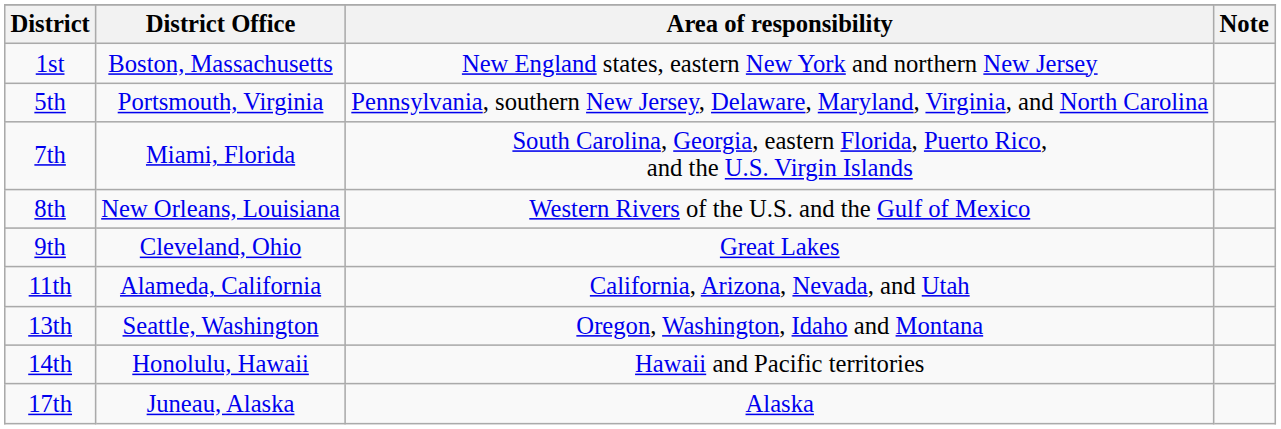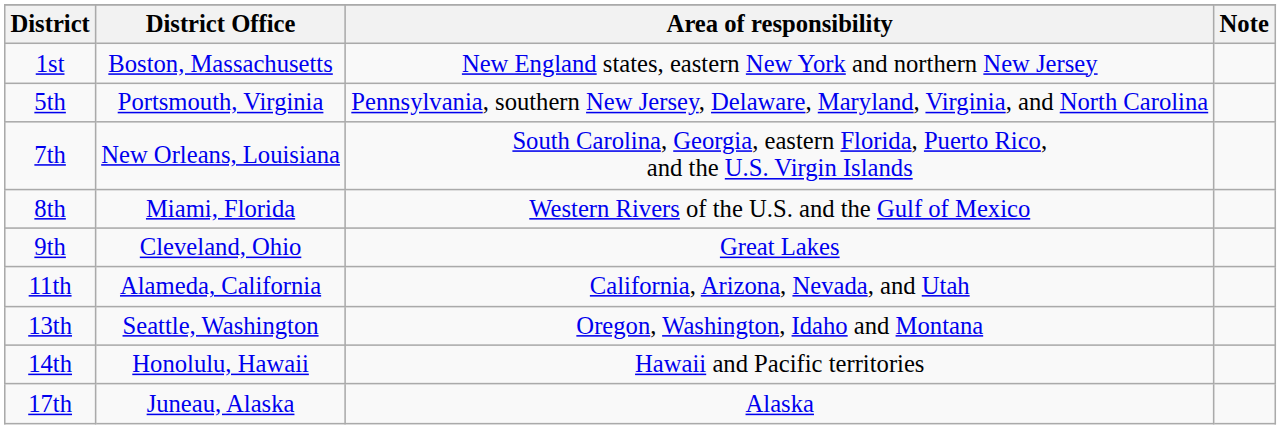(221, 155) Miami, Florida -> (221, 155) New Orleans, Louisiana
(221, 208) New Orleans, Louisiana -> (221, 208) Miami, Florida
